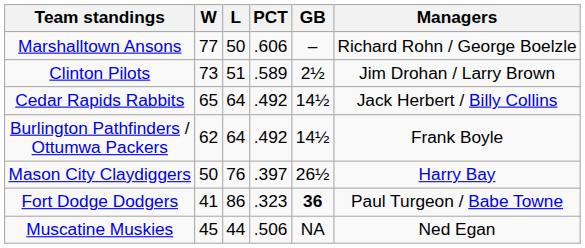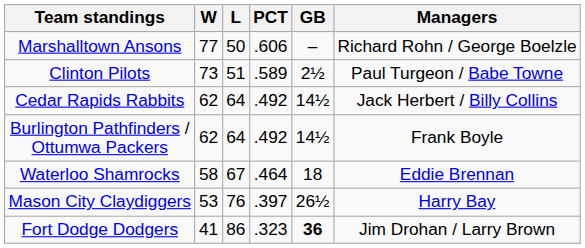(457, 73) Jim Drohan / Larry Brown -> (457, 73) Paul Turgeon / Babe Towne
(209, 100) 65 -> (209, 100) 62
+ row: (100, 174)
(209, 174) 50 -> (209, 202) 53
(457, 202) Paul Turgeon / Babe Towne -> (457, 229) Jim Drohan / Larry Brown
- row: (100, 229)
